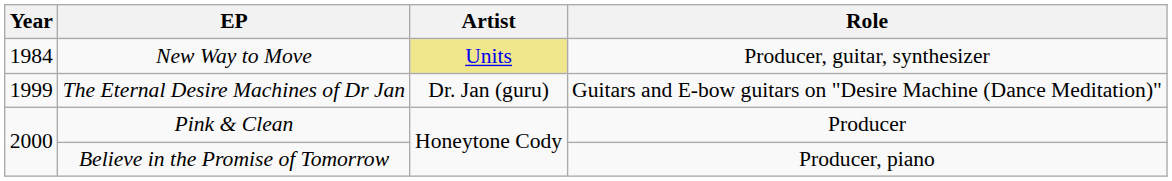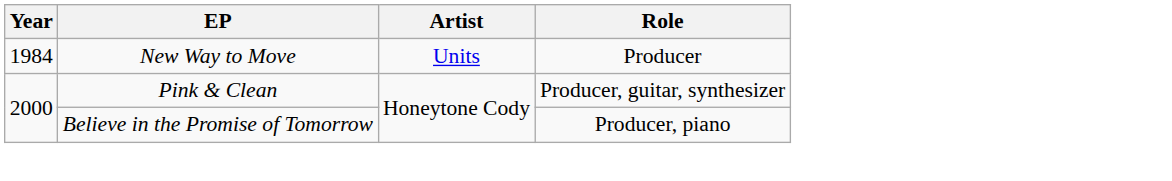(489, 55) khaki background -> (456, 55) no background
(867, 55) Producer, guitar, synthesizer -> (663, 55) Producer
- row: (234, 90)
(867, 124) Producer -> (663, 90) Producer, guitar, synthesizer
